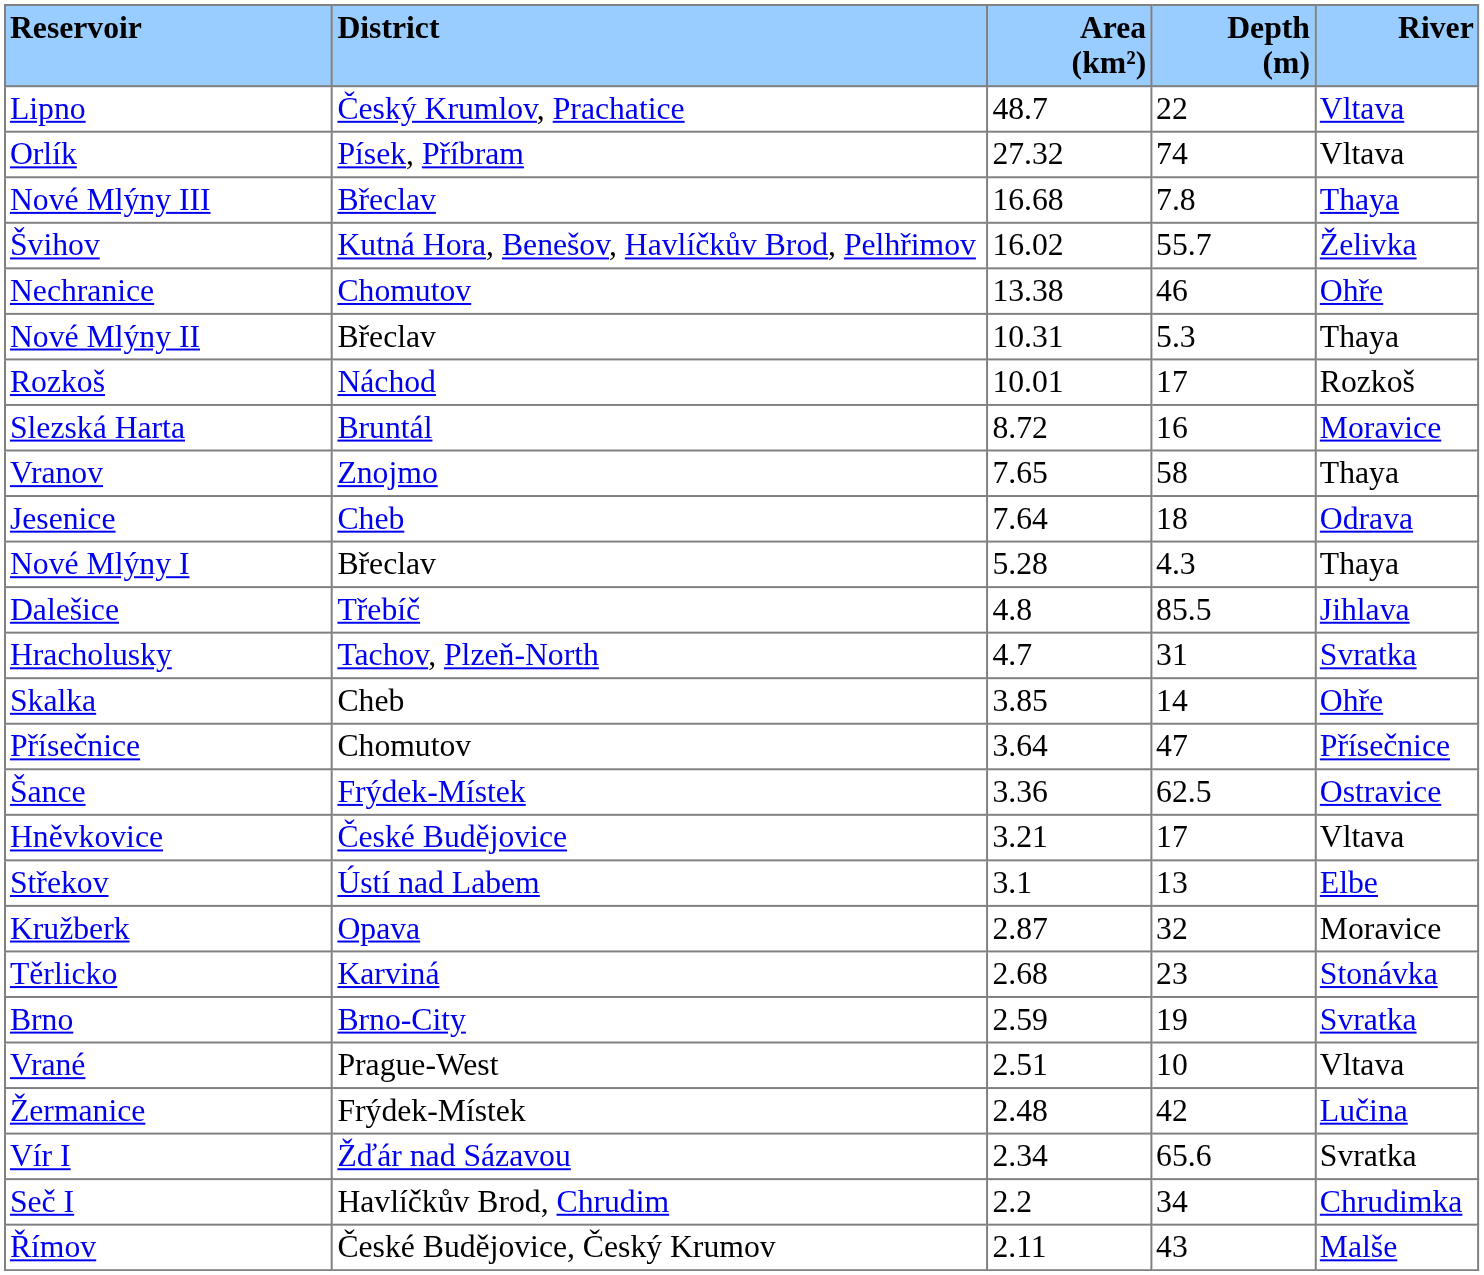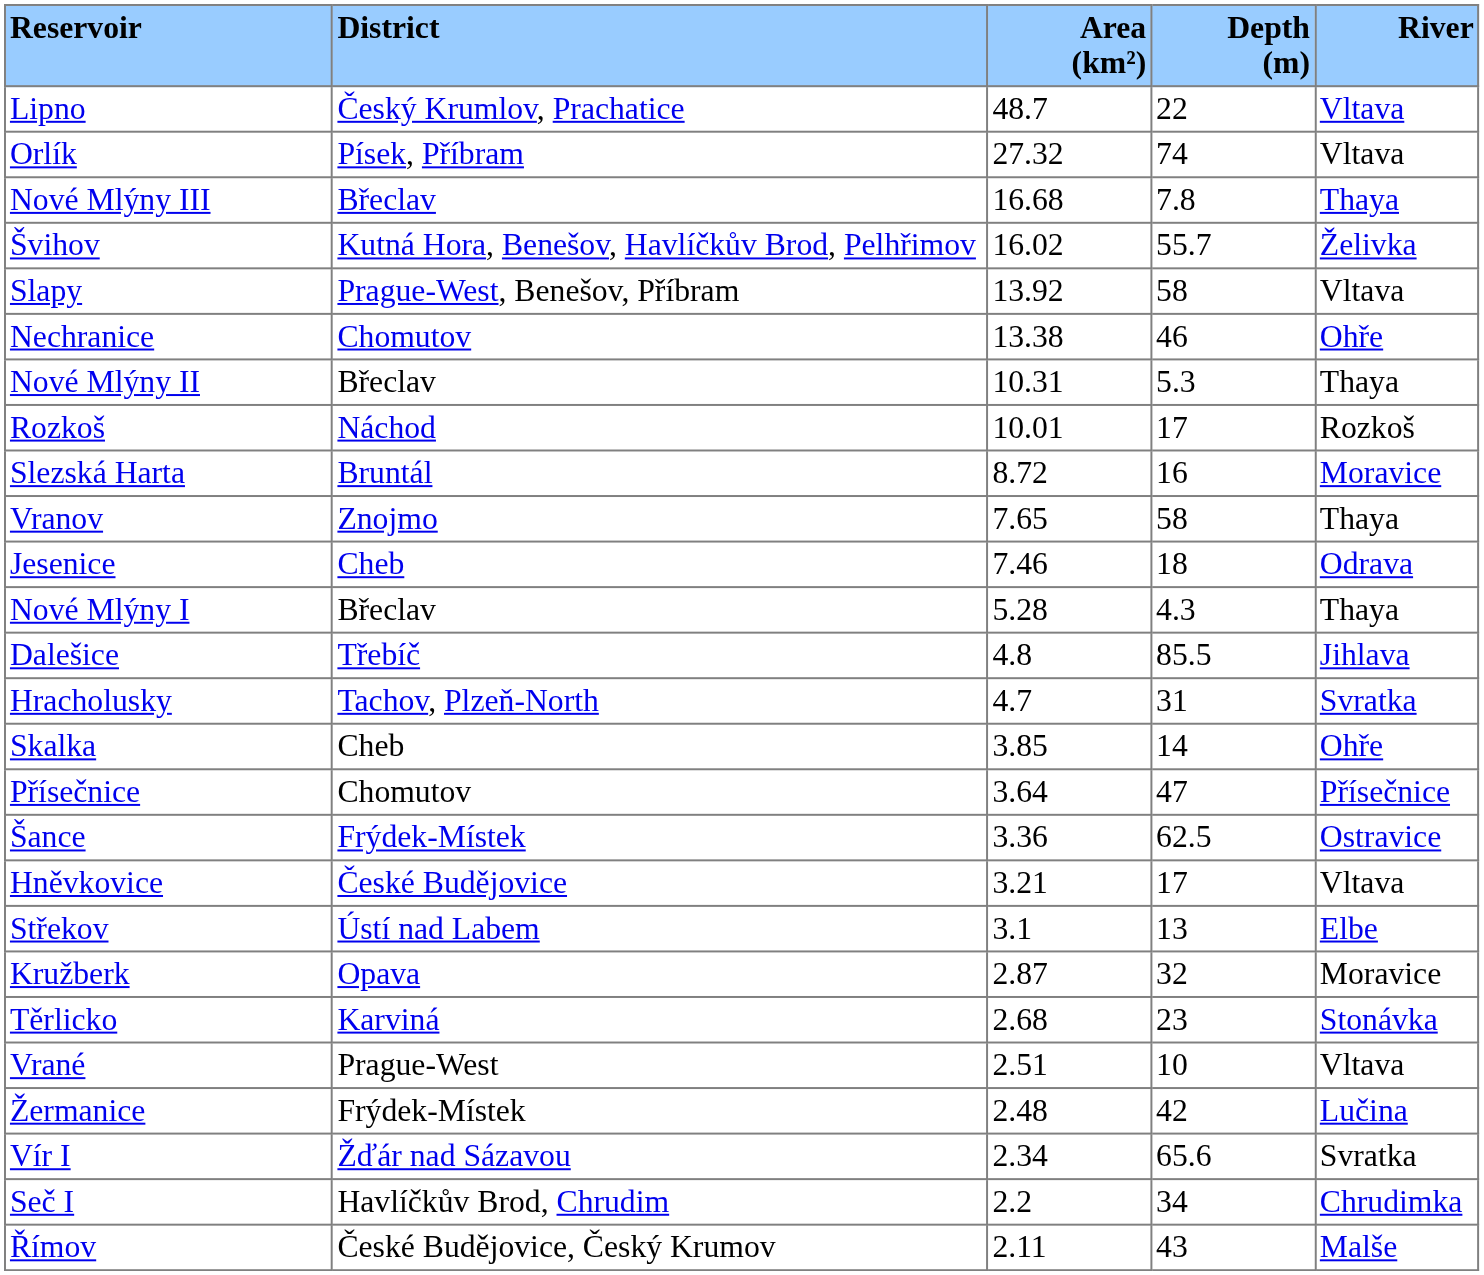+ row: (46, 290)
(1020, 518) 7.64 -> (1020, 563) 7.46
- row: (42, 1019)
